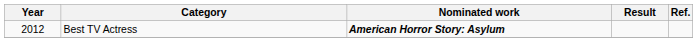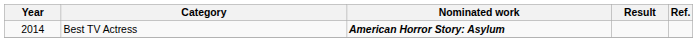(33, 29) 2012 -> (33, 29) 2014
